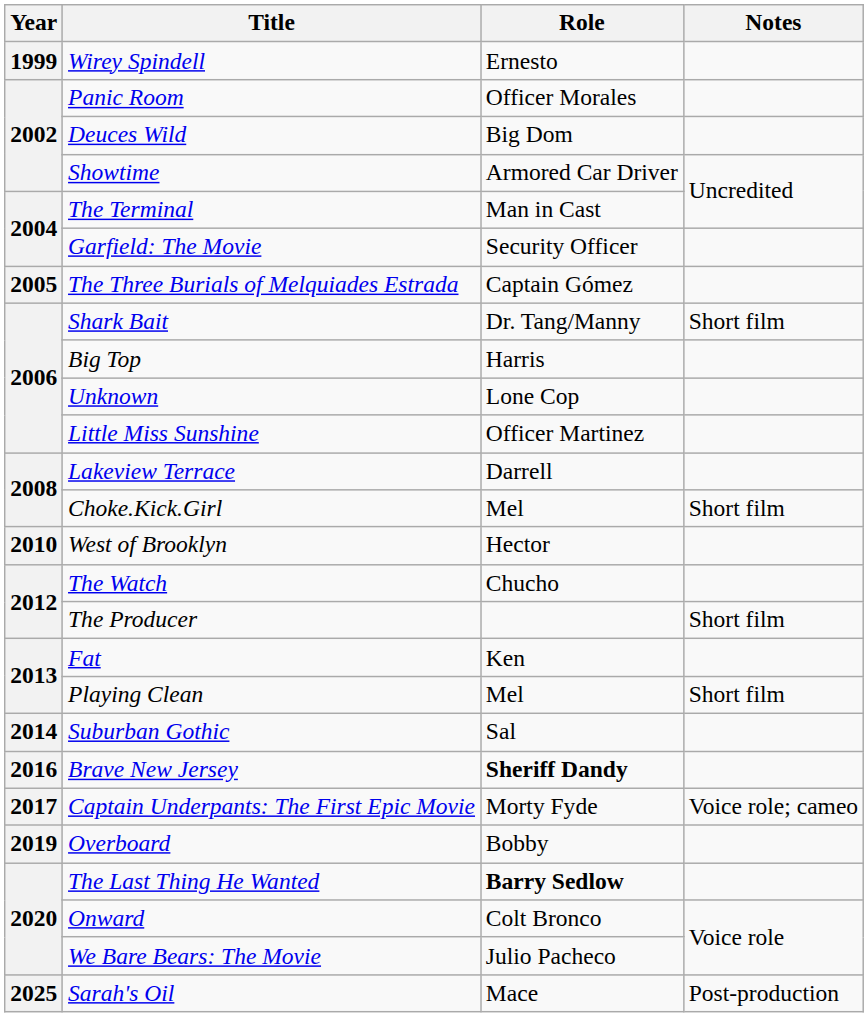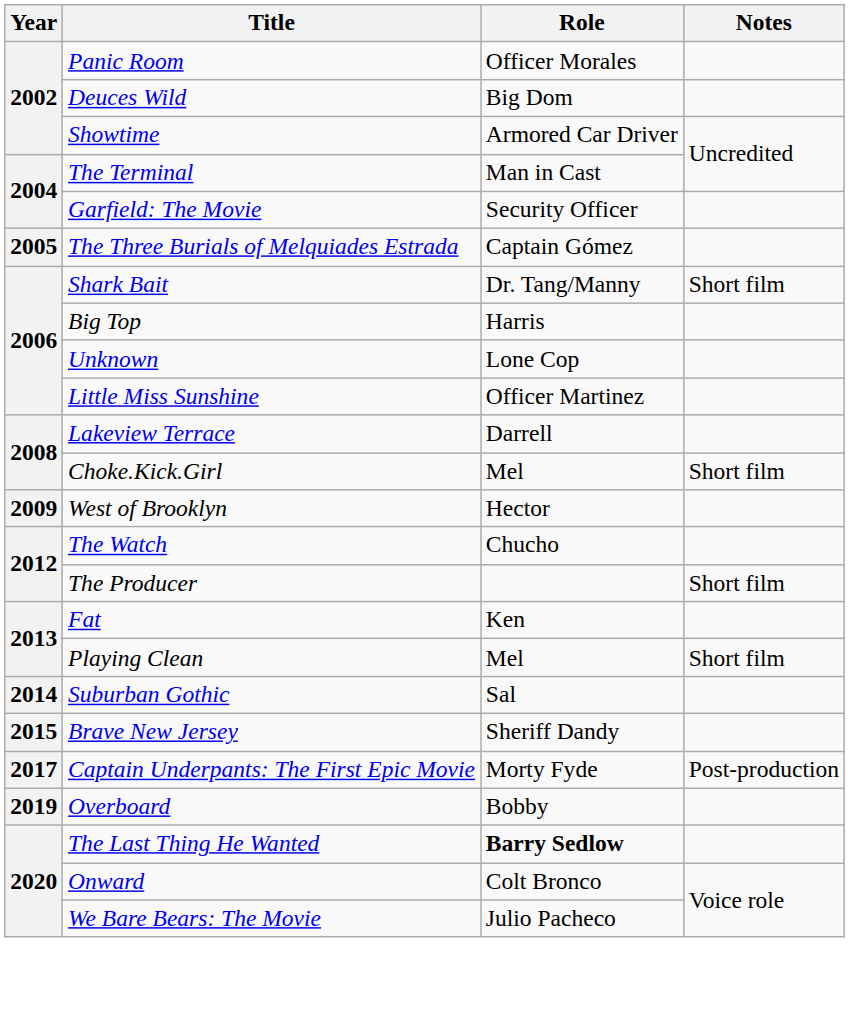- row: (137, 60)
(34, 545) 2010 -> (34, 508) 2009
(34, 769) 2016 -> (34, 731) 2015
(557, 769) bold -> (553, 731) normal
(773, 806) Voice role; cameo -> (764, 769) Post-production
- row: (121, 992)
